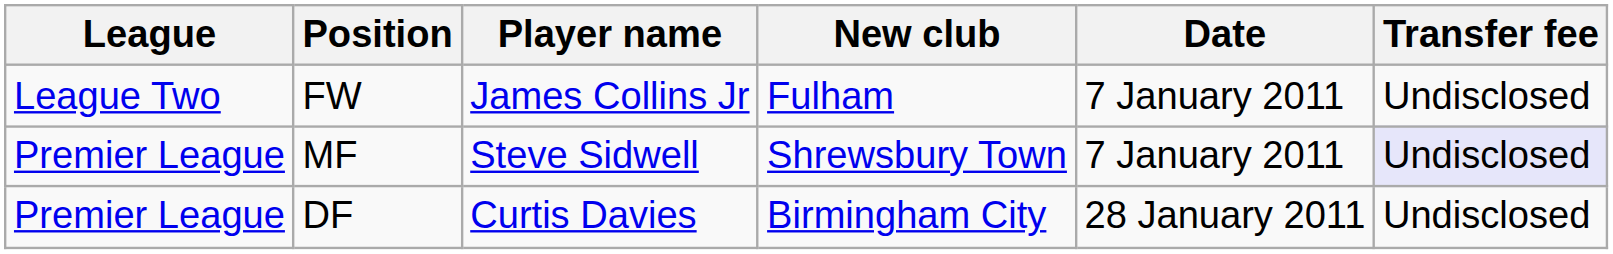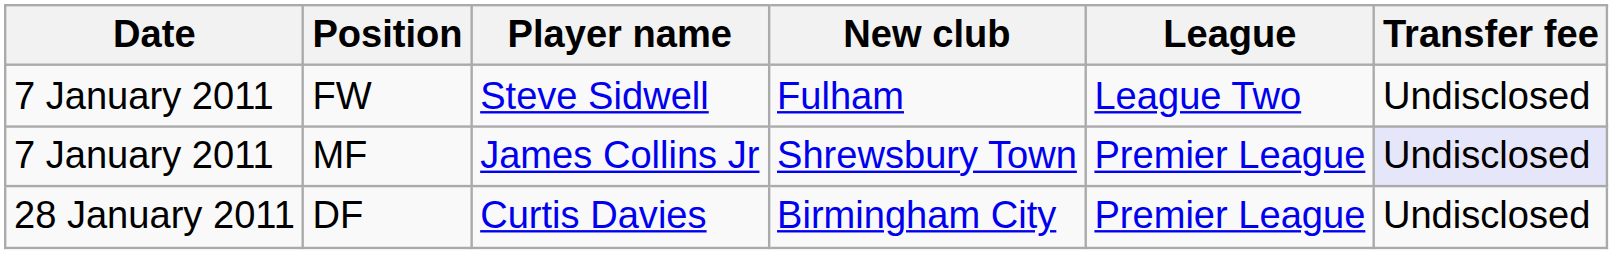columns swapped: (1225, 34) <-> (149, 34)
(610, 95) James Collins Jr -> (594, 95) Steve Sidwell
(585, 155) Steve Sidwell -> (620, 155) James Collins Jr
